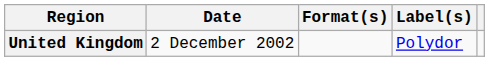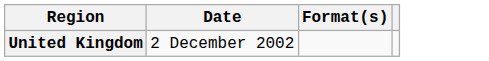- column: (434, 18)
